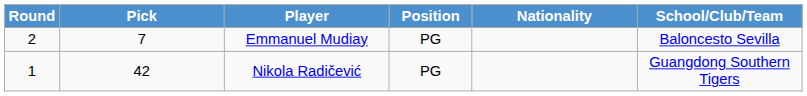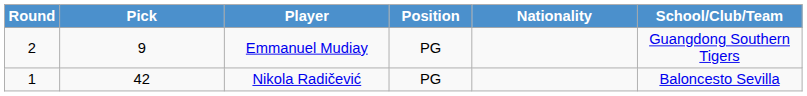(142, 39) 7 -> (142, 47) 9
(720, 39) Baloncesto Sevilla -> (720, 47) Guangdong Southern Tigers
(720, 71) Guangdong Southern Tigers -> (720, 79) Baloncesto Sevilla
